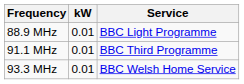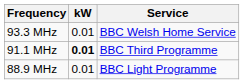rows swapped: (32, 32) <-> (32, 69)
(83, 50) normal -> (83, 50) bold
